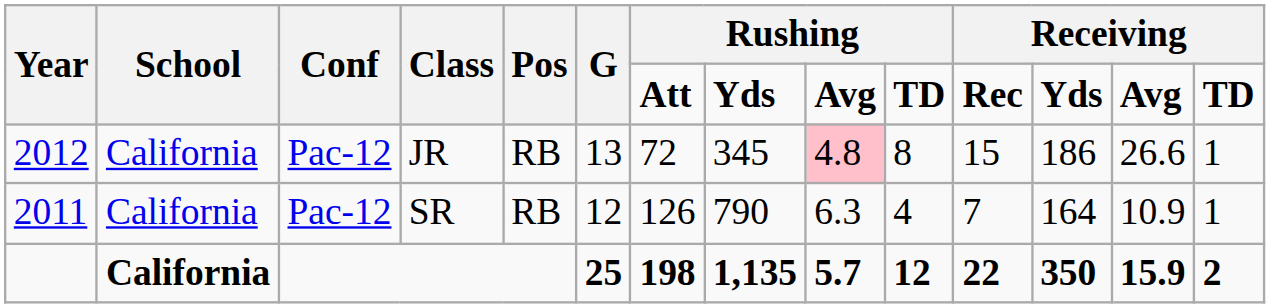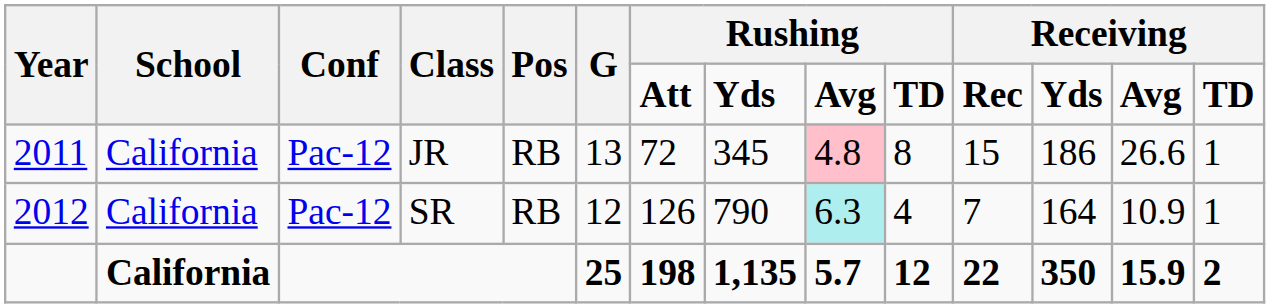(51, 152) 2012 -> (51, 152) 2011
(51, 212) 2011 -> (51, 212) 2012
(838, 212) no background -> (838, 212) paleturquoise background
